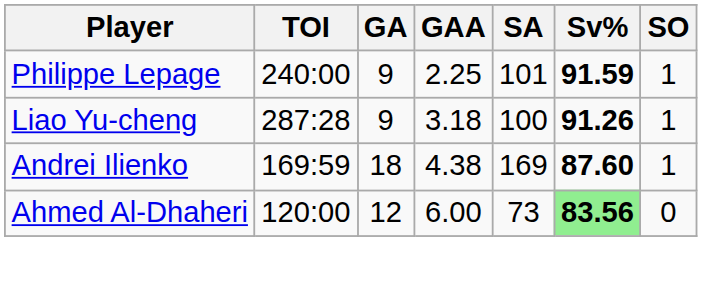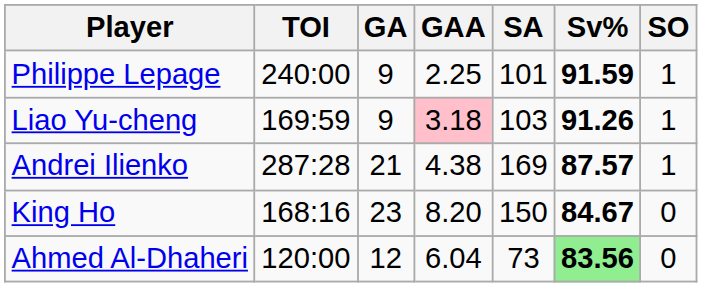(306, 119) 287:28 -> (306, 119) 169:59
(453, 119) no background -> (453, 119) pink background
(523, 119) 100 -> (523, 119) 103
(306, 166) 169:59 -> (306, 166) 287:28
(386, 166) 18 -> (386, 166) 21
(598, 166) 87.60 -> (598, 166) 87.57
+ row: (63, 212)
(453, 212) 6.00 -> (453, 258) 6.04
